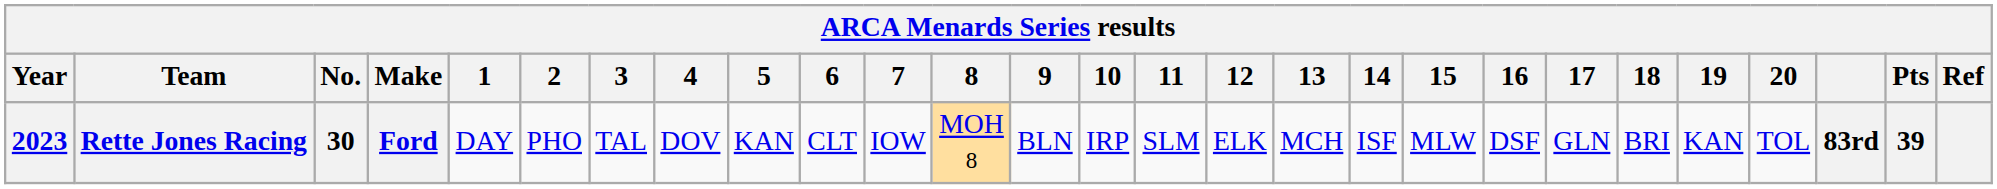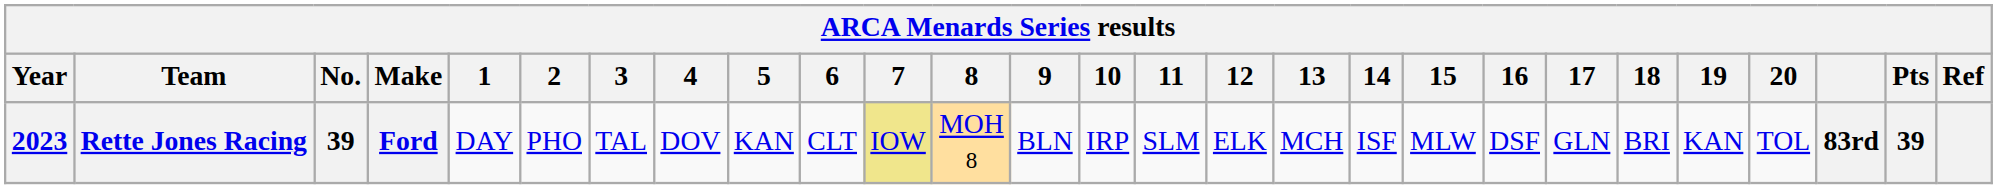(341, 141) 30 -> (341, 141) 39
(898, 141) no background -> (898, 141) khaki background
